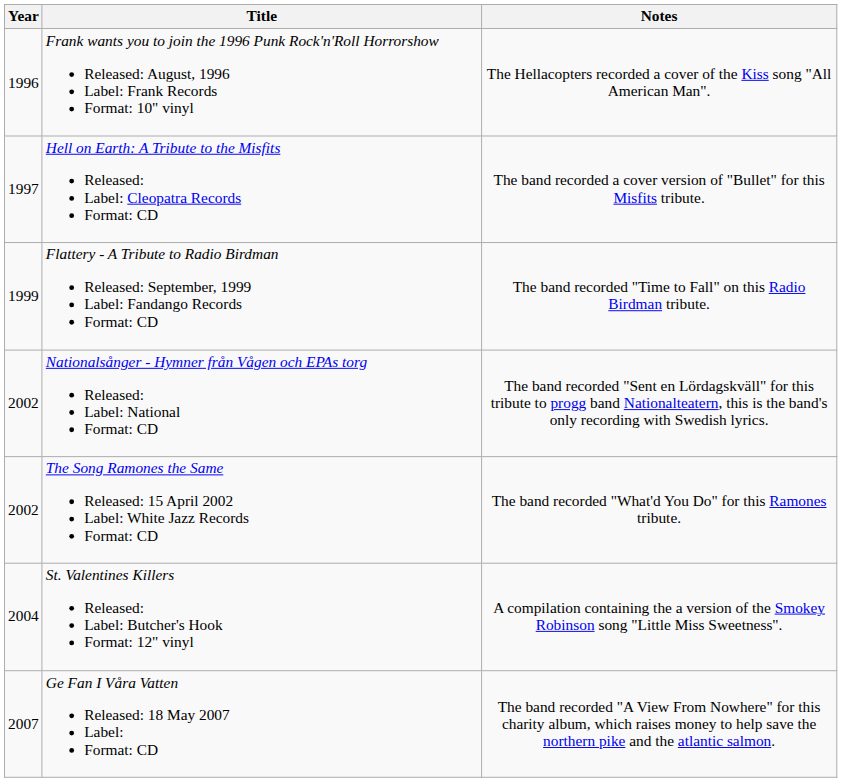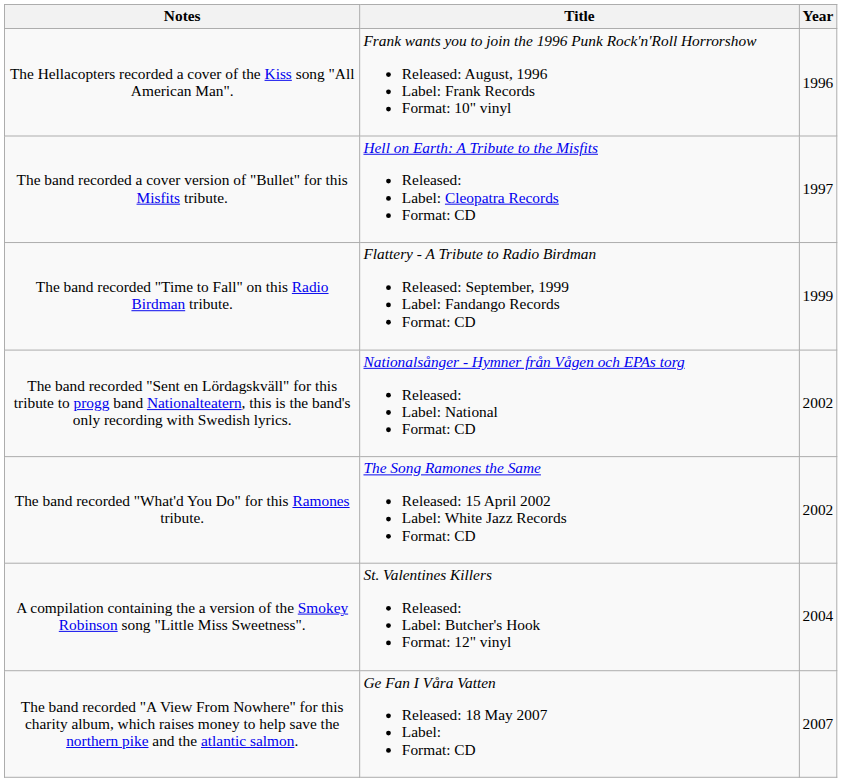columns swapped: (23, 16) <-> (659, 16)
